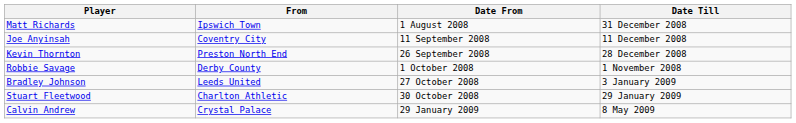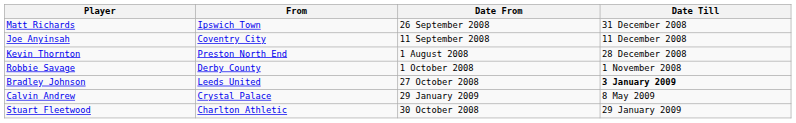(434, 26) 1 August 2008 -> (445, 26) 26 September 2008
(445, 54) 26 September 2008 -> (434, 54) 1 August 2008
(639, 83) normal -> (639, 83) bold
rows swapped: (49, 97) <-> (41, 111)
